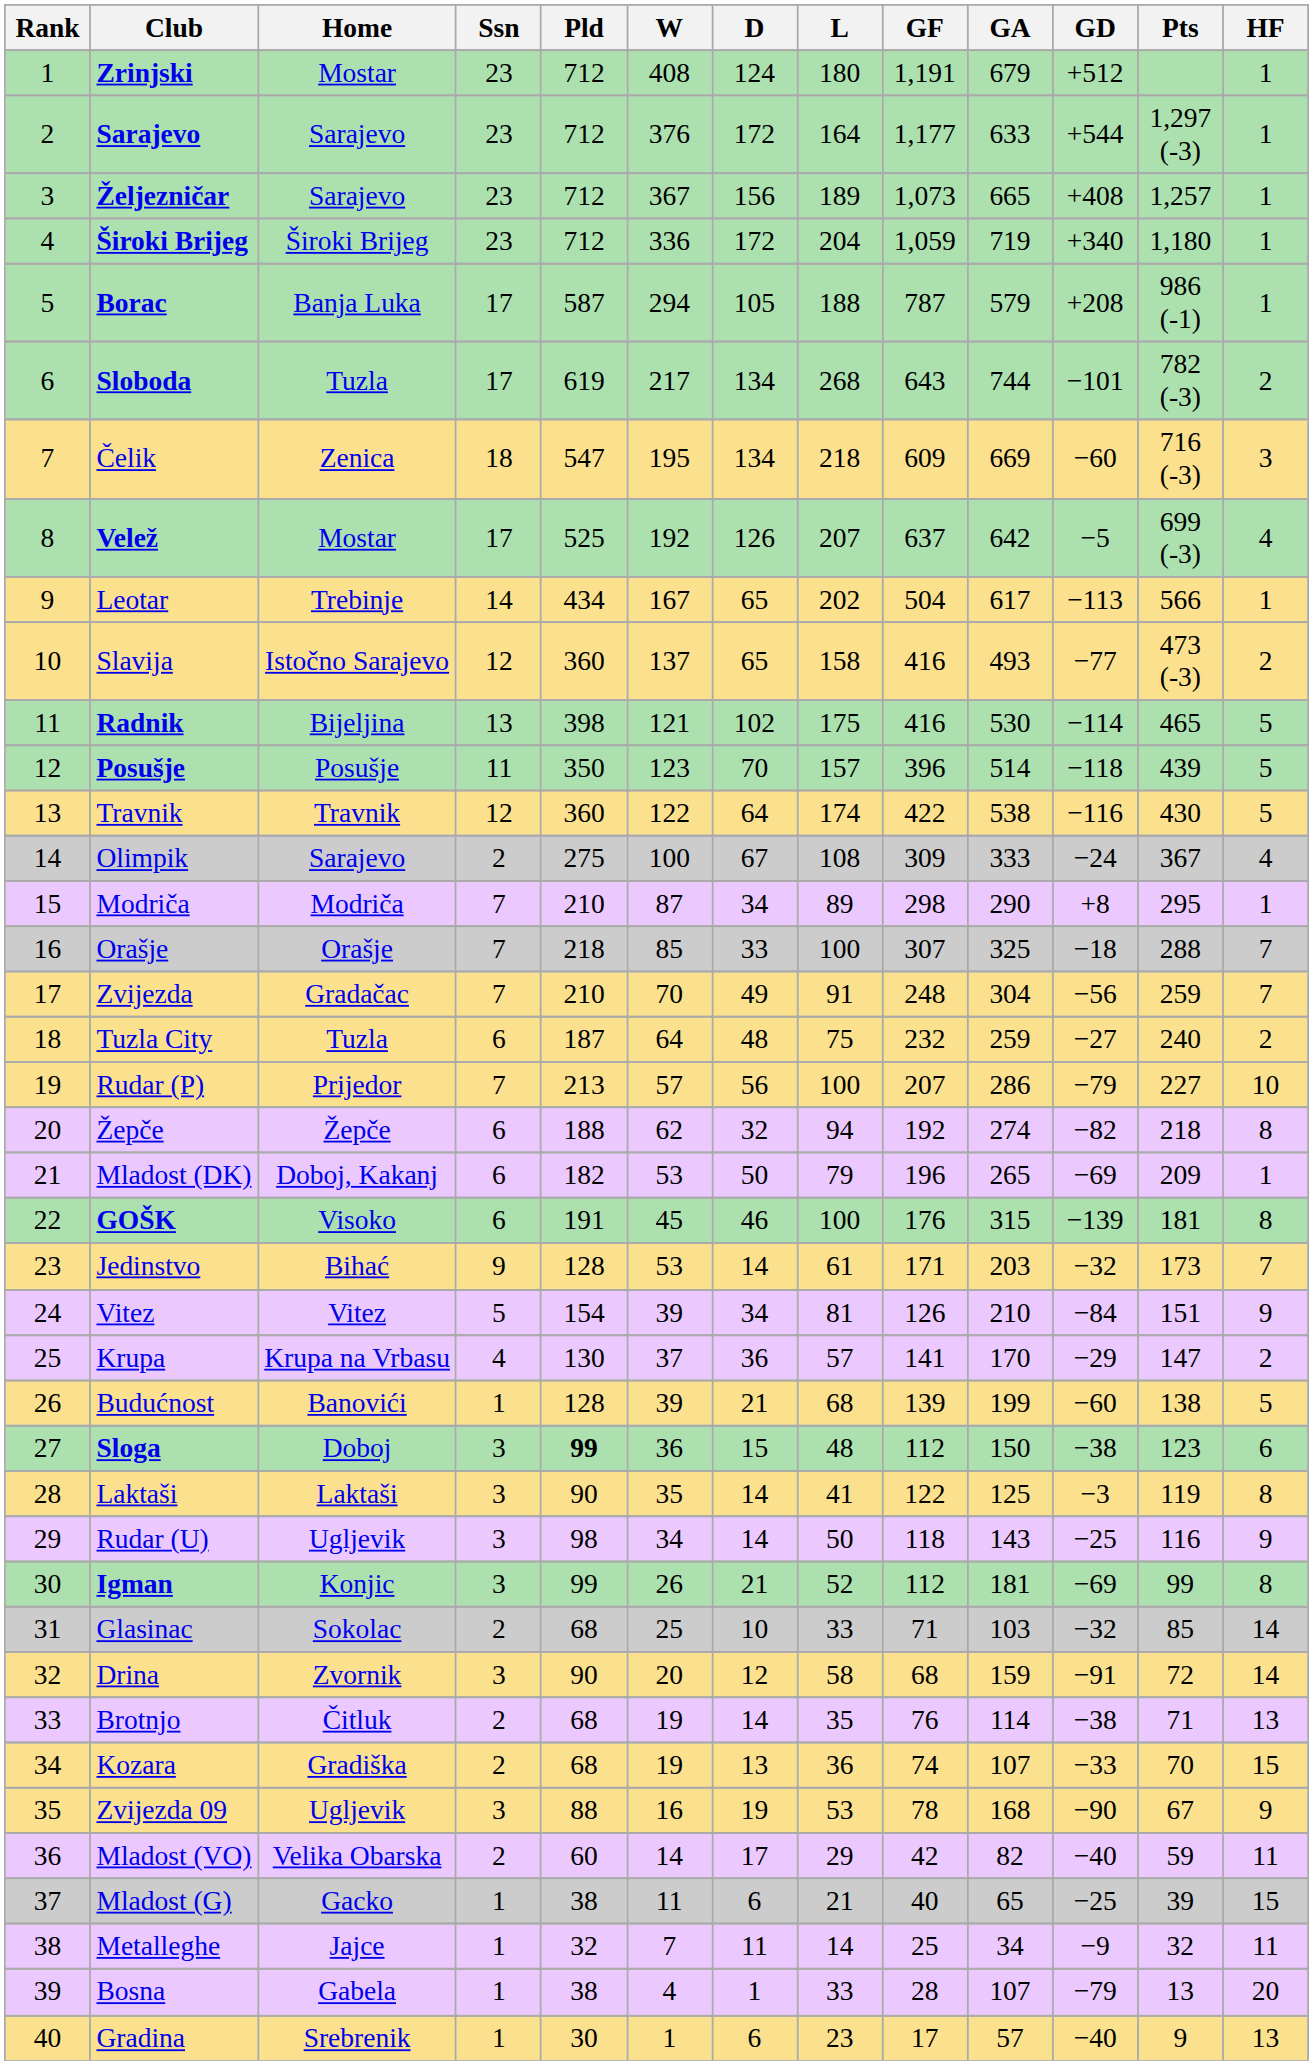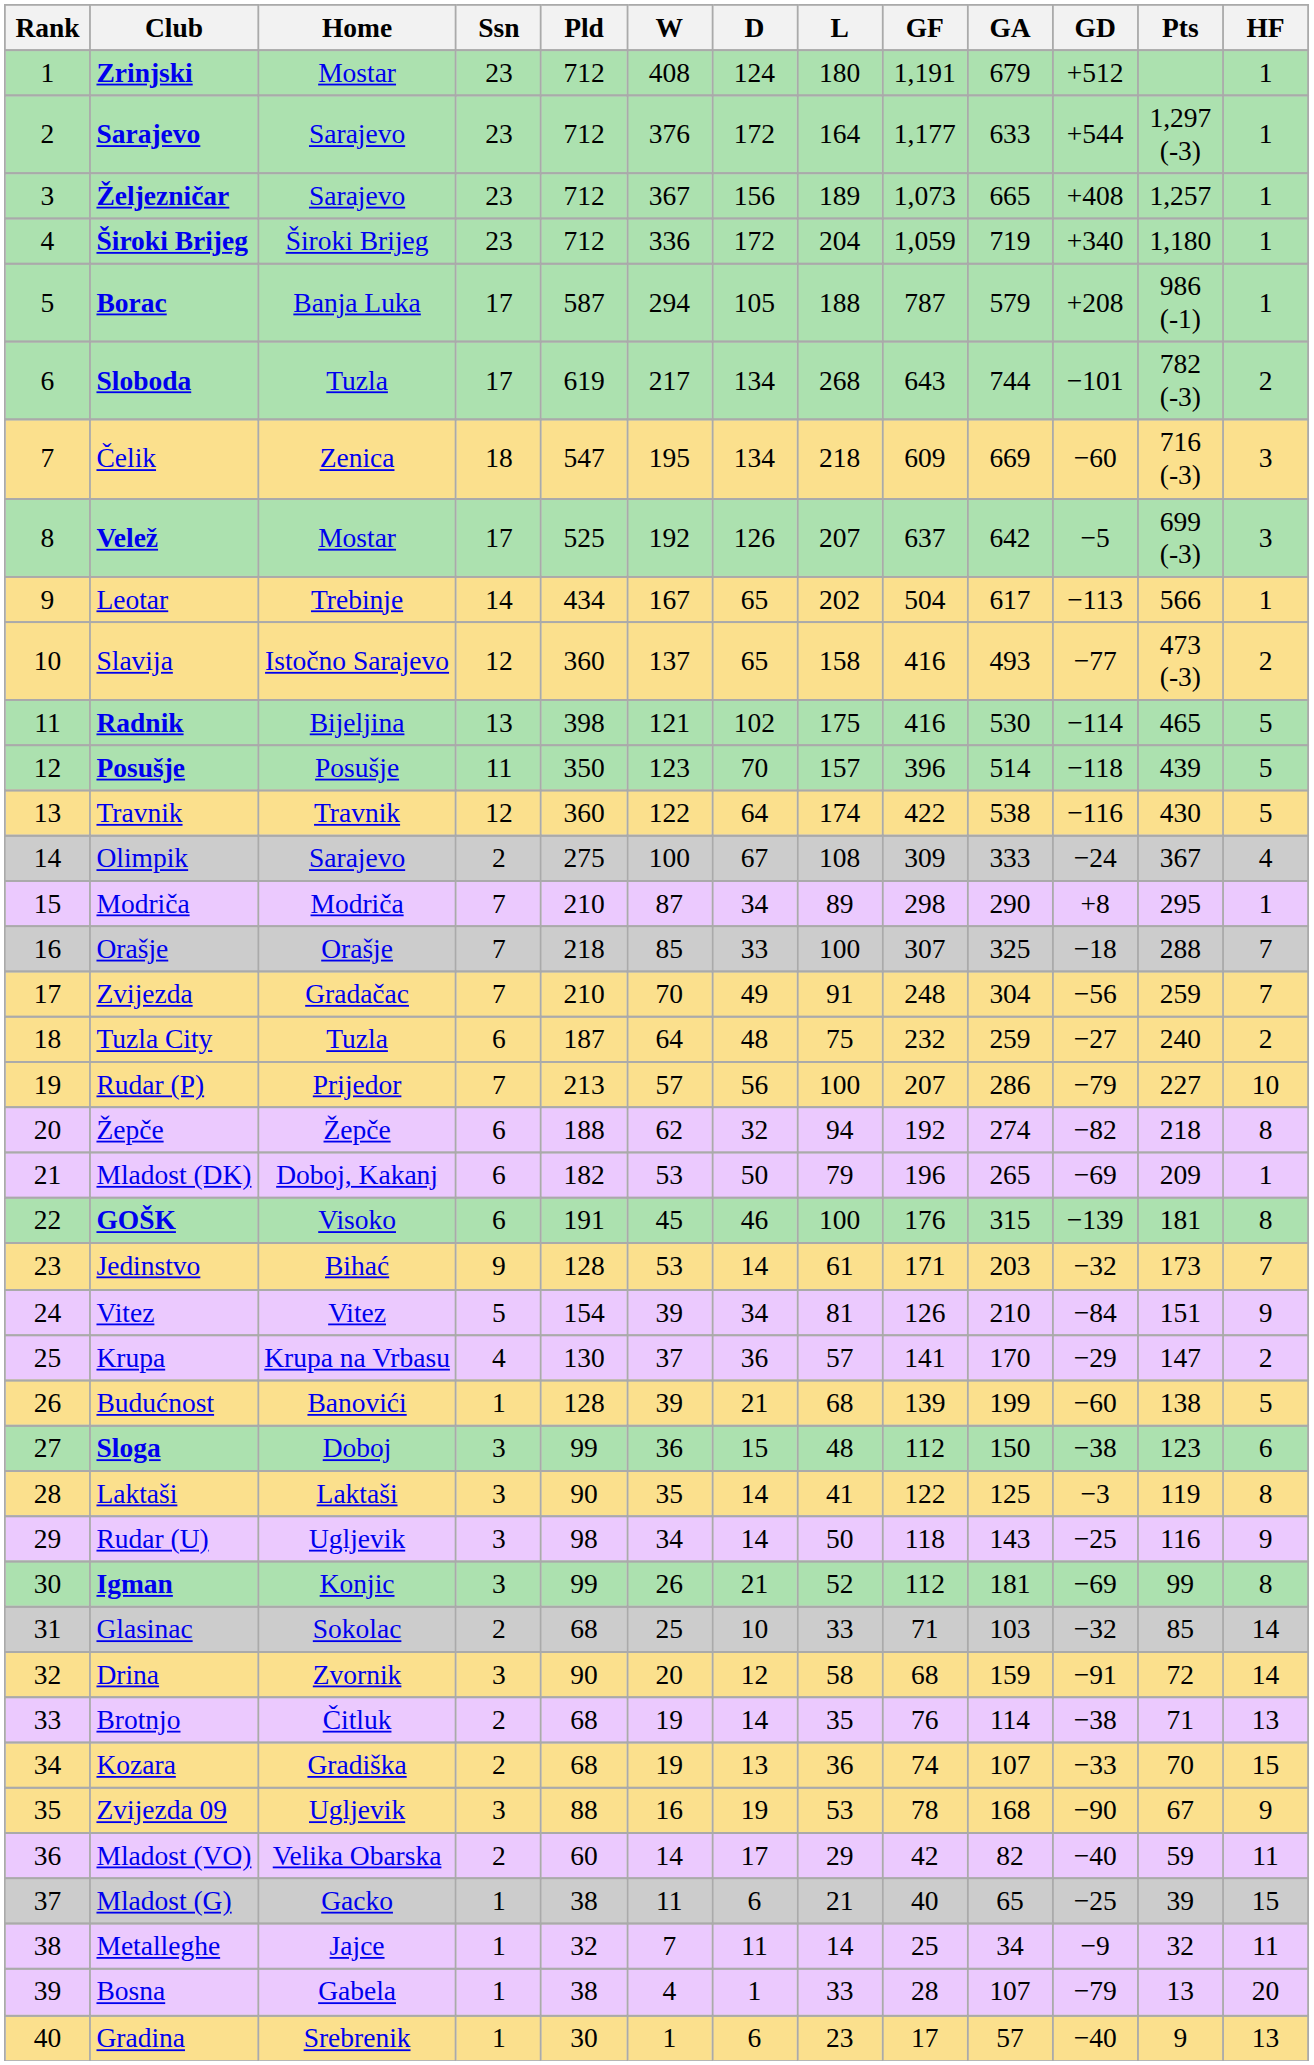(1266, 536) 4 -> (1266, 536) 3
(584, 1447) bold -> (584, 1447) normal
